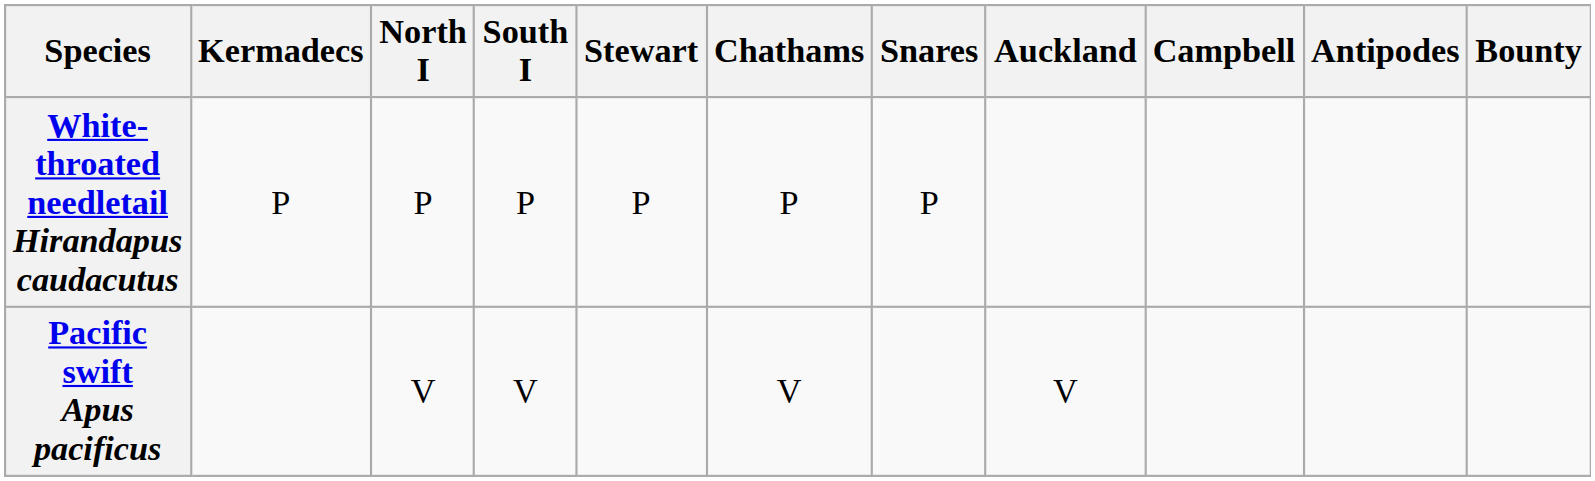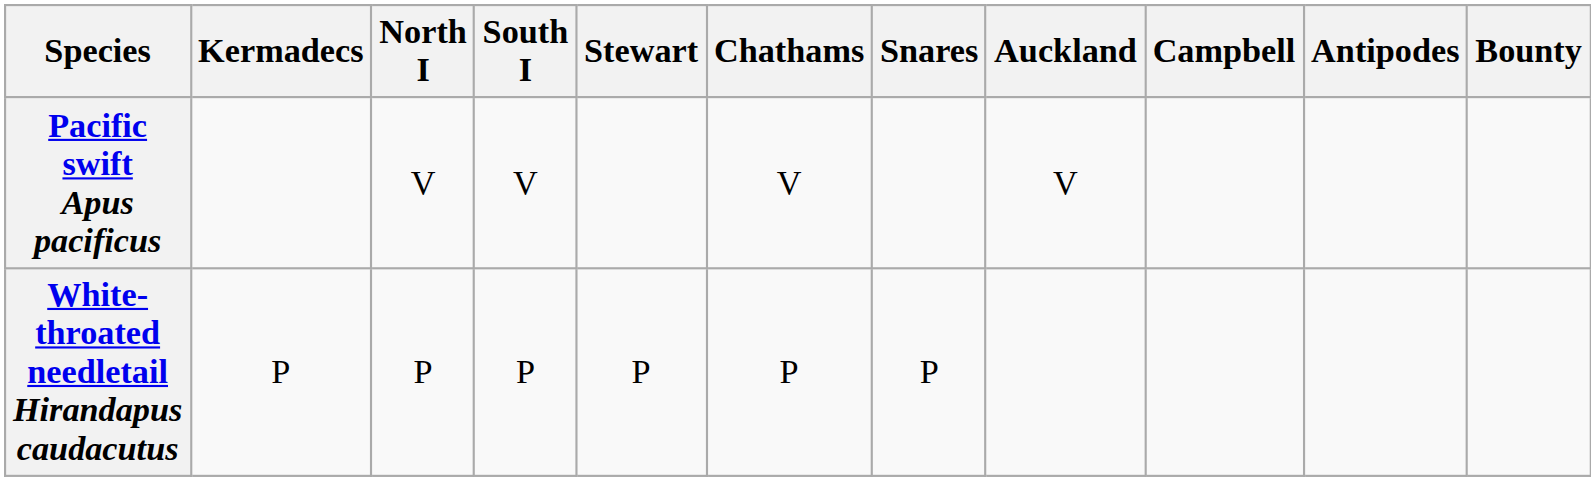rows swapped: (98, 201) <-> (98, 390)
